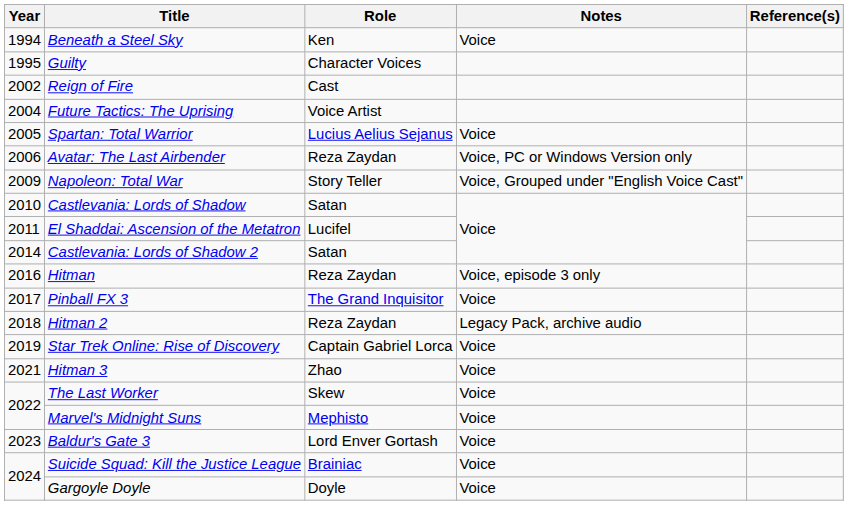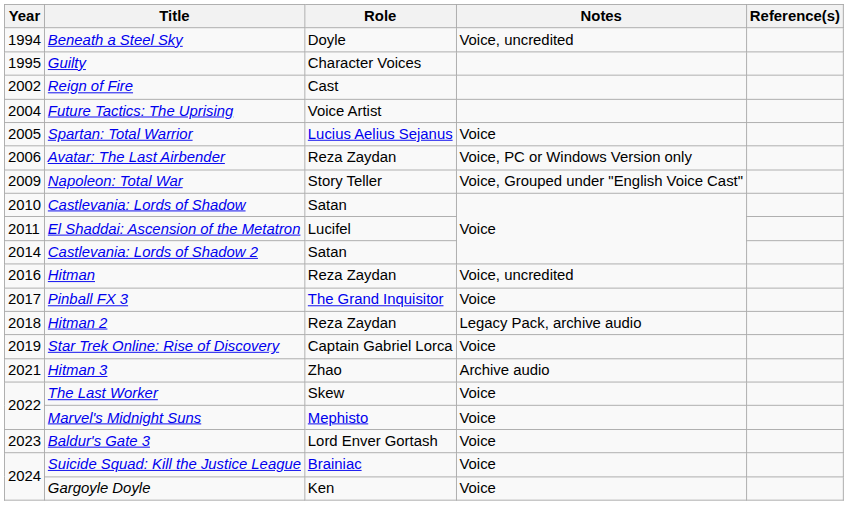(321, 39) Ken -> (327, 39) Doyle
(478, 39) Voice -> (517, 39) Voice, uncredited
(530, 275) Voice, episode 3 only -> (517, 275) Voice, uncredited
(478, 370) Voice -> (505, 370) Archive audio
(327, 488) Doyle -> (321, 488) Ken
